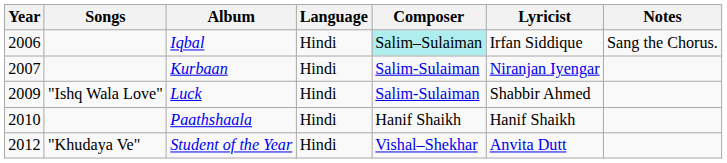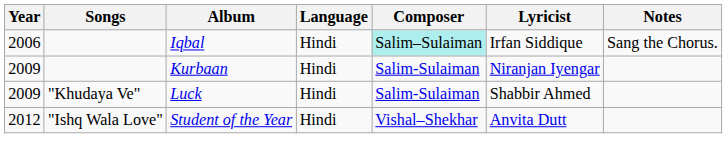(24, 68) 2007 -> (24, 68) 2009
(105, 94) "Ishq Wala Love" -> (94, 94) "Khudaya Ve"
- row: (211, 119)
(94, 145) "Khudaya Ve" -> (105, 119) "Ishq Wala Love"
